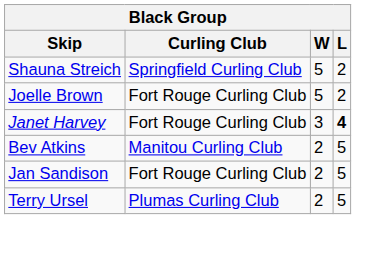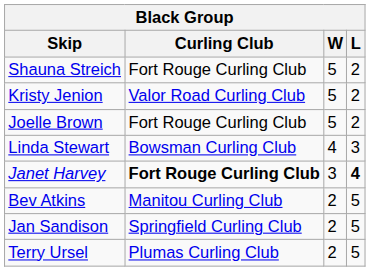(215, 69) Springfield Curling Club -> (217, 69) Fort Rouge Curling Club
+ row: (55, 95)
+ row: (59, 148)
(217, 122) normal -> (224, 174) bold
(217, 174) Fort Rouge Curling Club -> (215, 226) Springfield Curling Club
